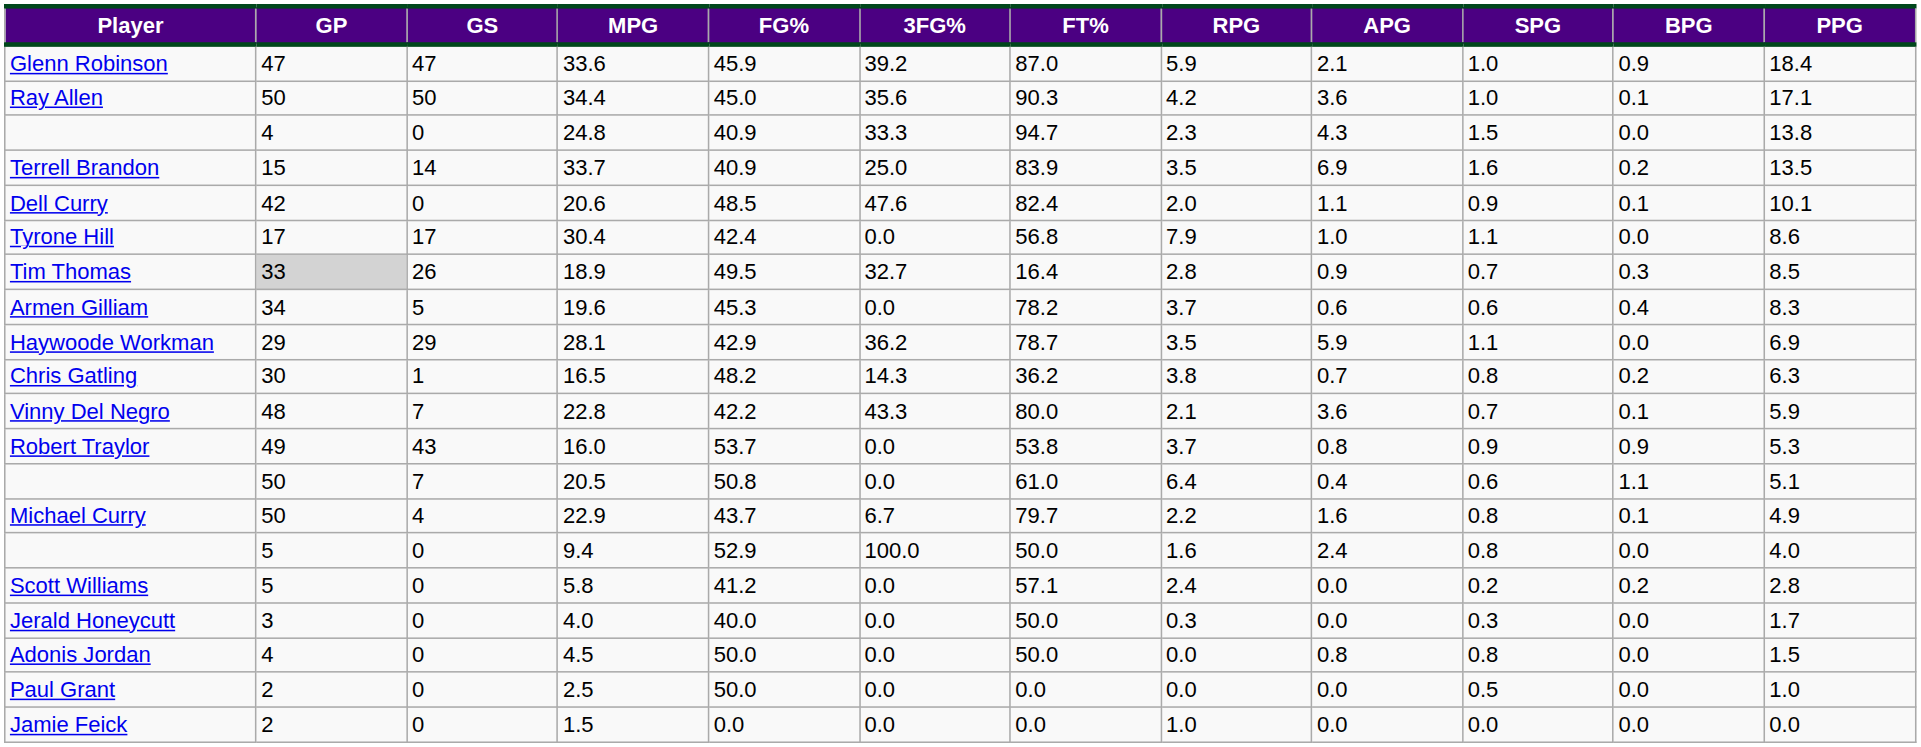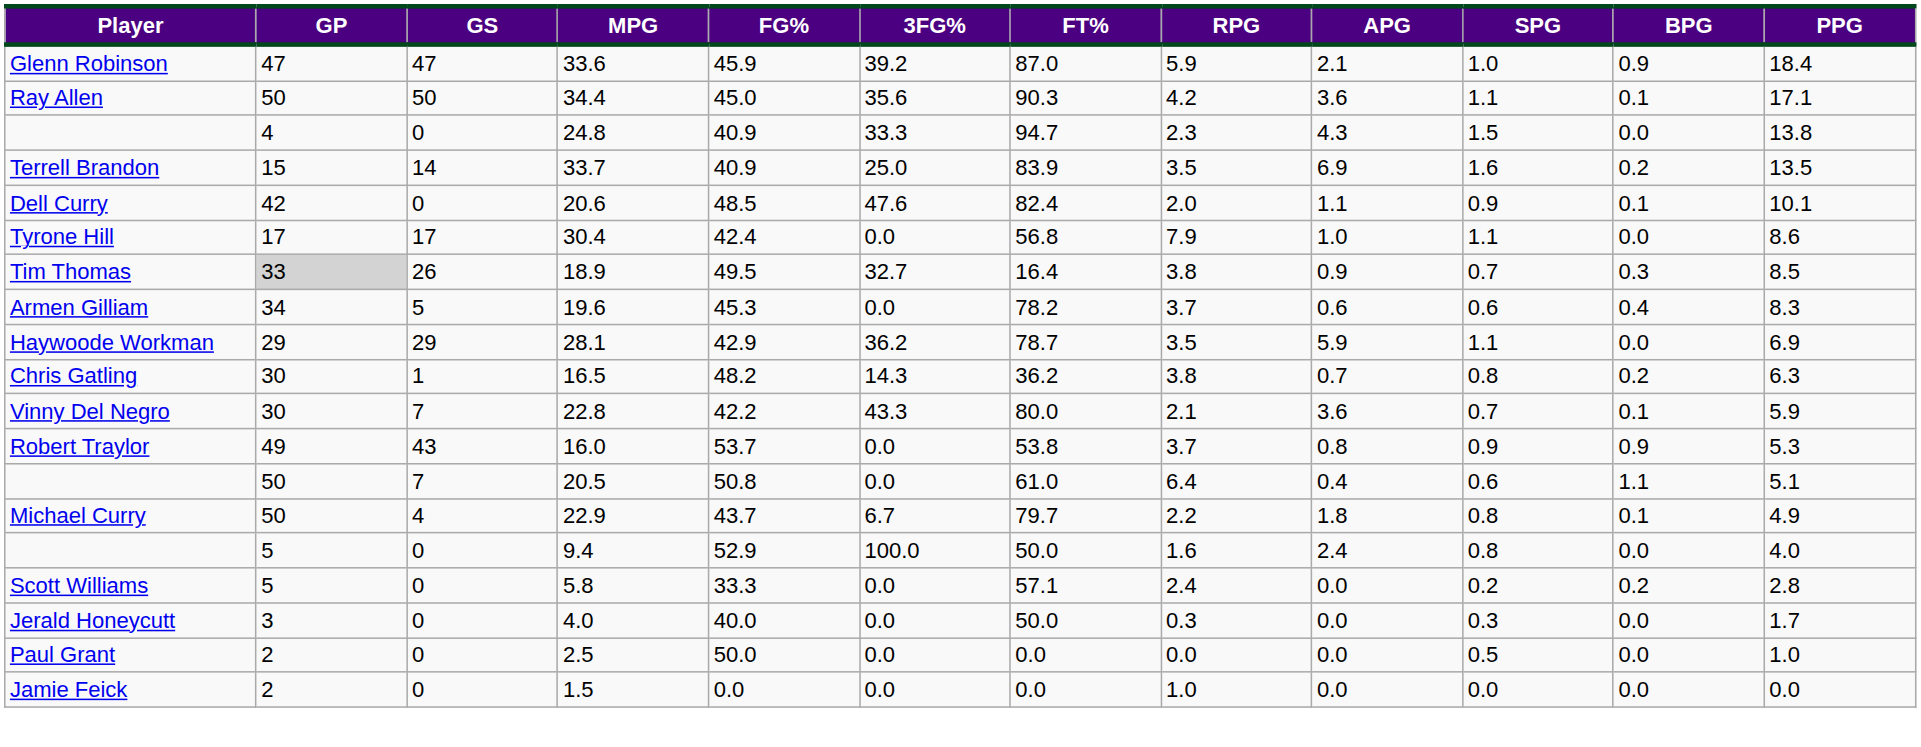(1483, 98) 1.0 -> (1483, 98) 1.1
(1181, 272) 2.8 -> (1181, 272) 3.8
(274, 412) 48 -> (274, 412) 30
(1332, 516) 1.6 -> (1332, 516) 1.8
(735, 586) 41.2 -> (735, 586) 33.3
- row: (80, 655)
